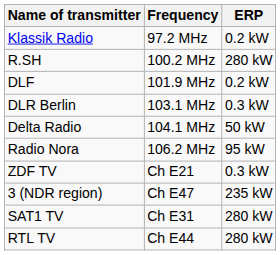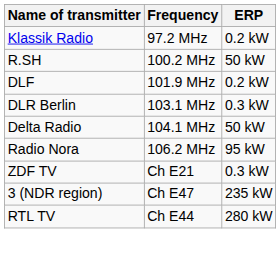(249, 60) 280 kW -> (245, 60) 50 kW
- row: (36, 216)
